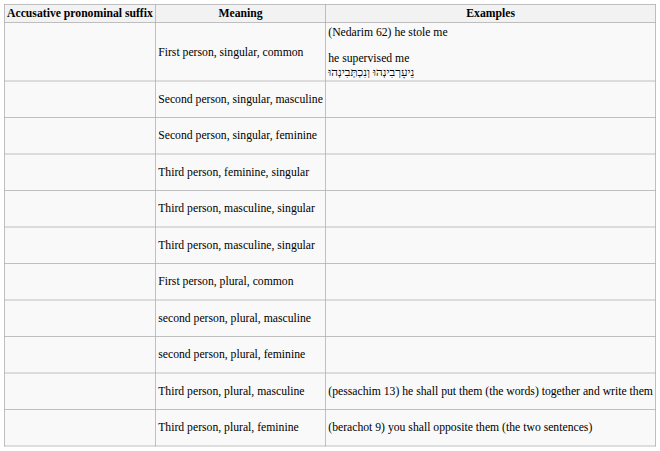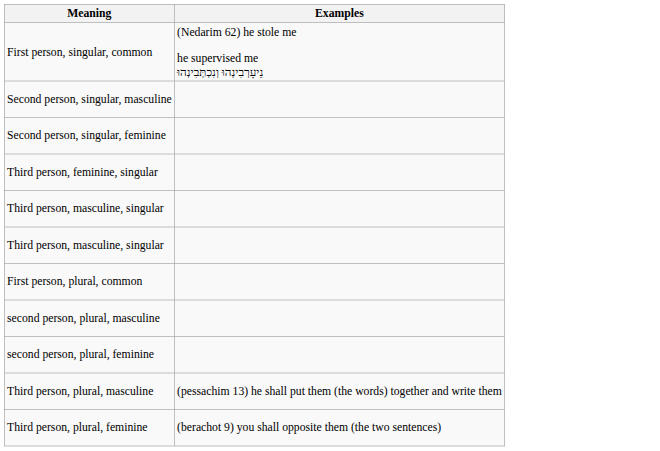- column: (80, 13)
